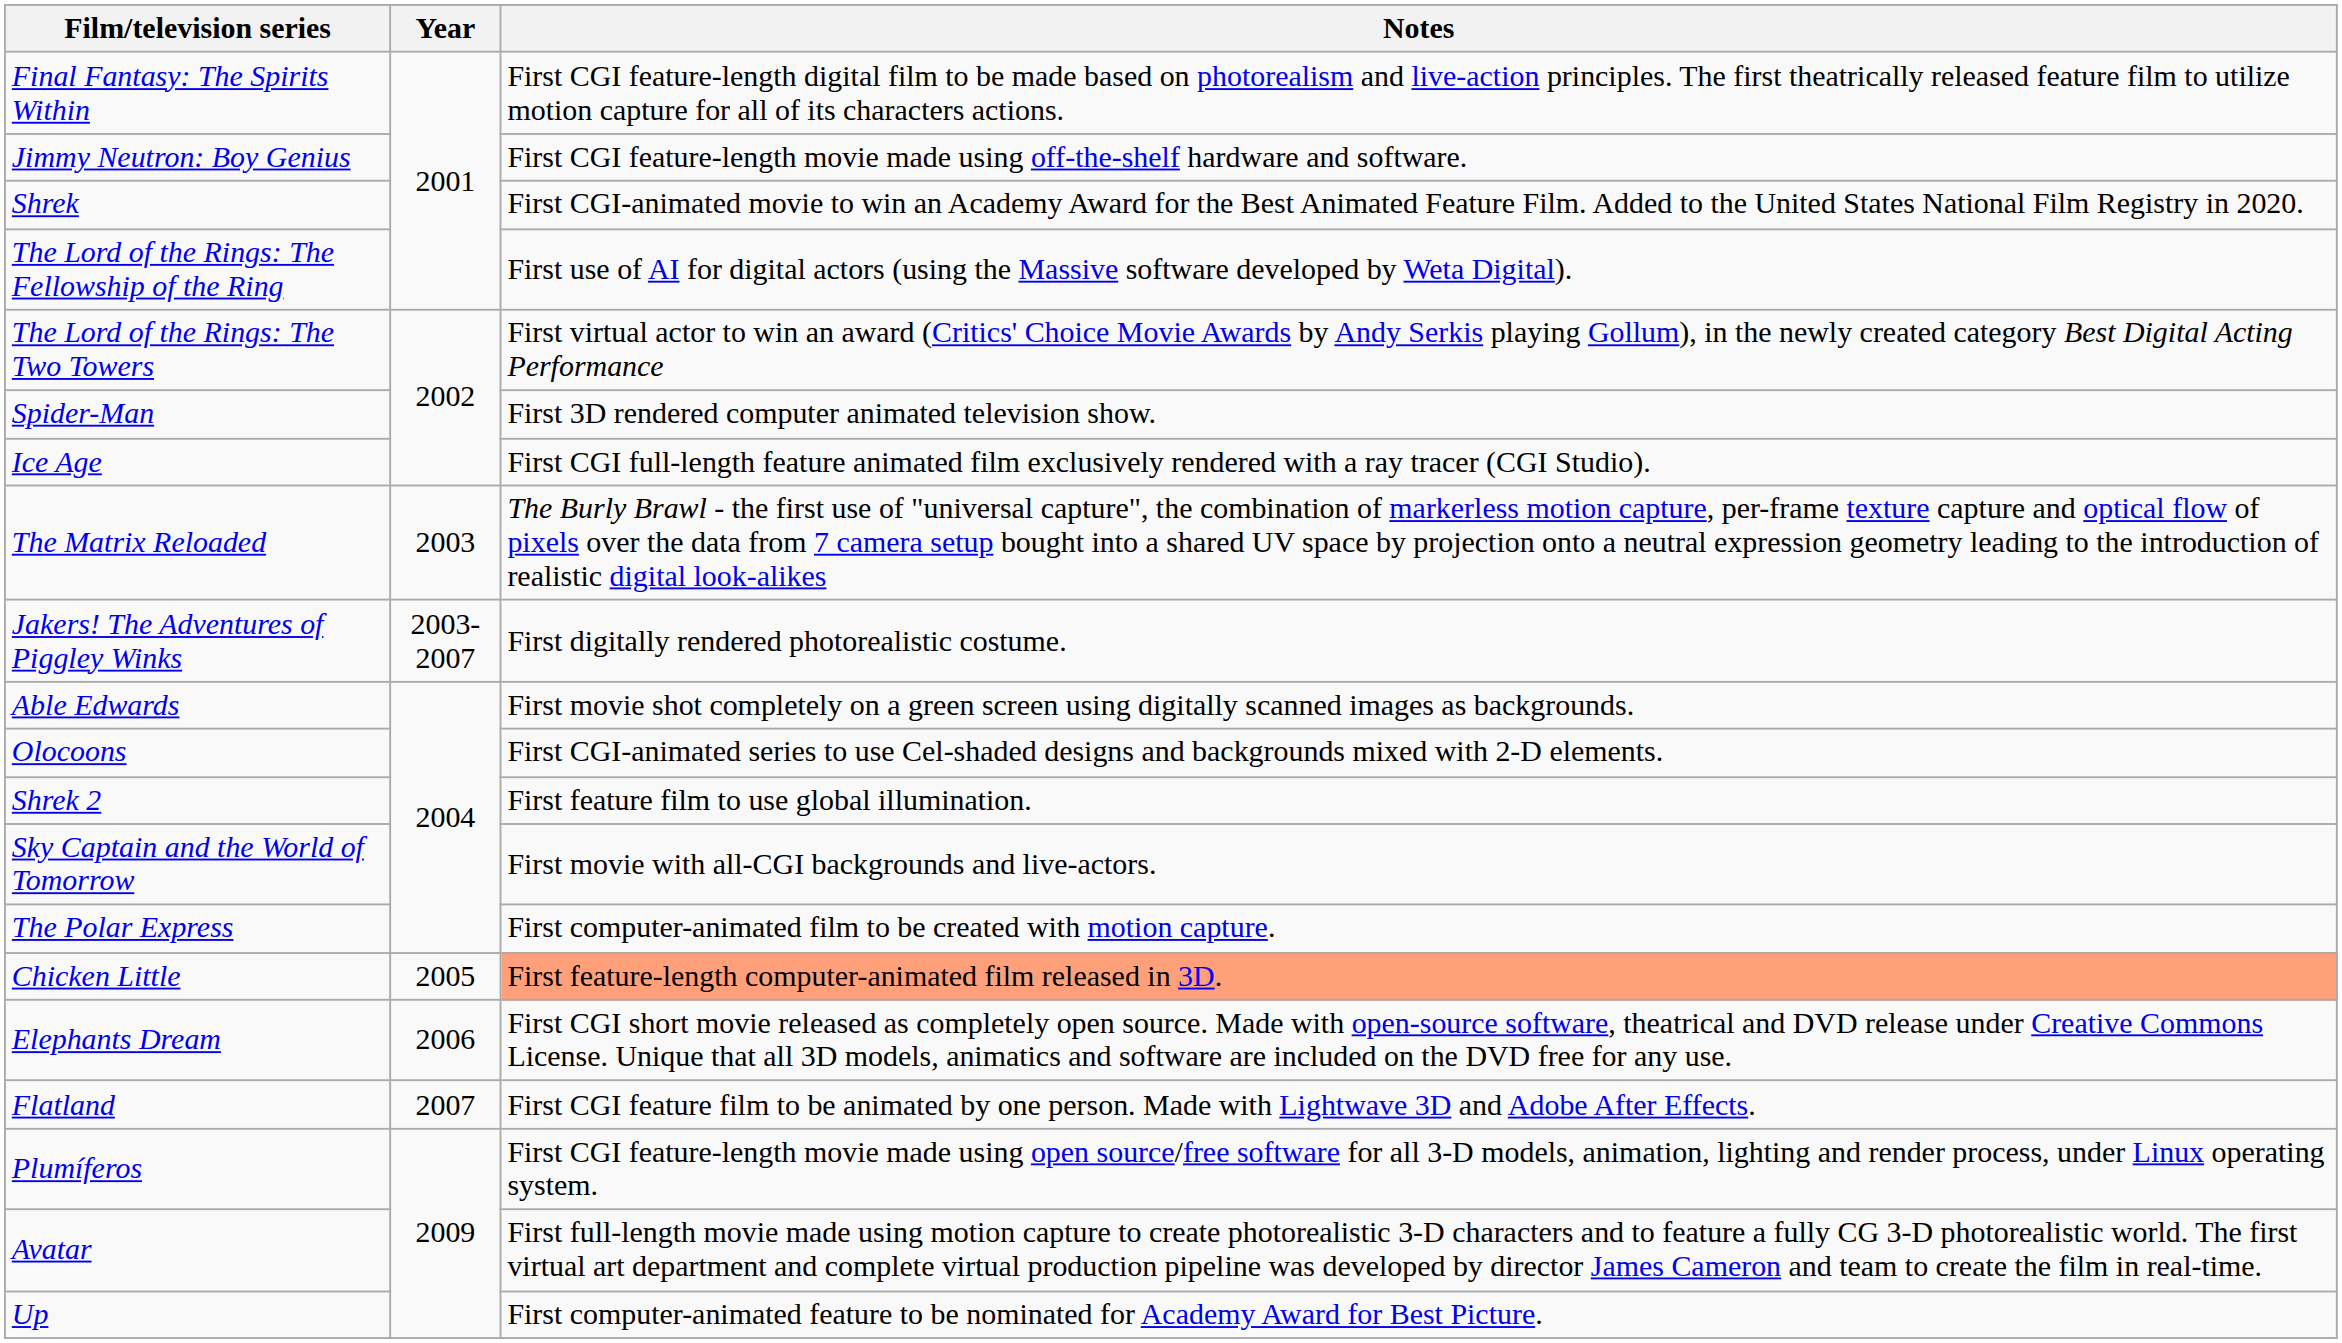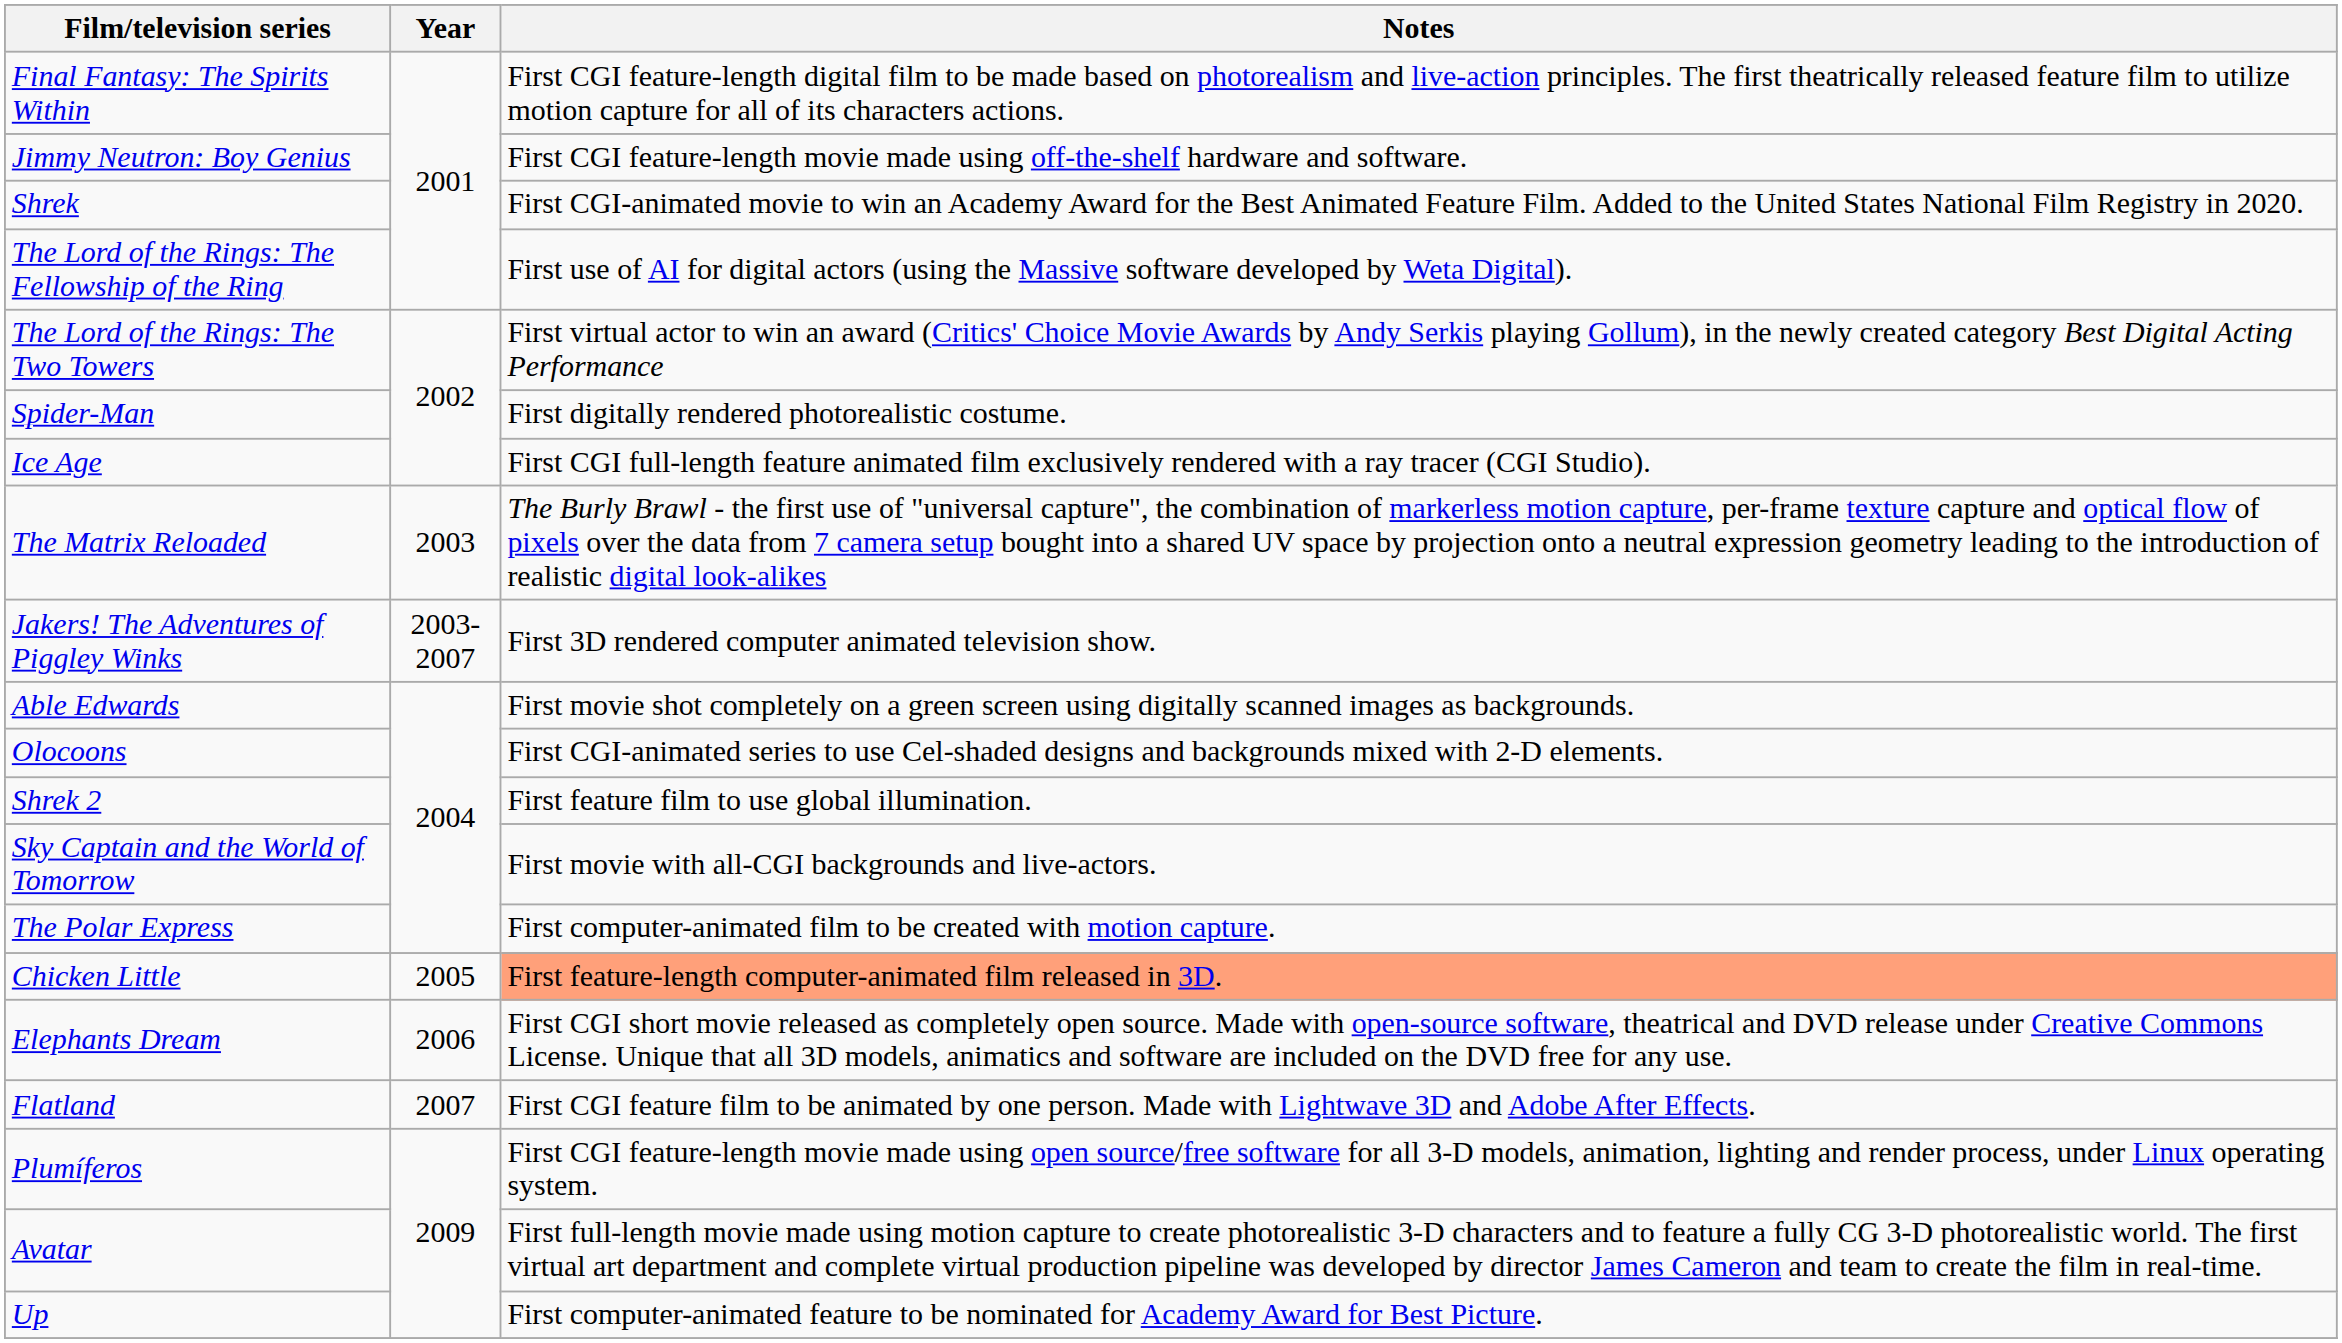(832, 413) First 3D rendered computer animated television show. -> (787, 413) First digitally rendered photorealistic costume.
(787, 640) First digitally rendered photorealistic costume. -> (832, 640) First 3D rendered computer animated television show.
